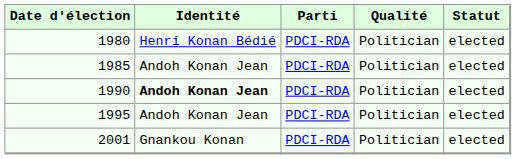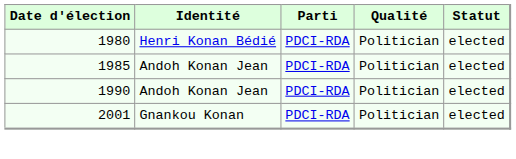(204, 91) bold -> (204, 91) normal
- row: (114, 116)
